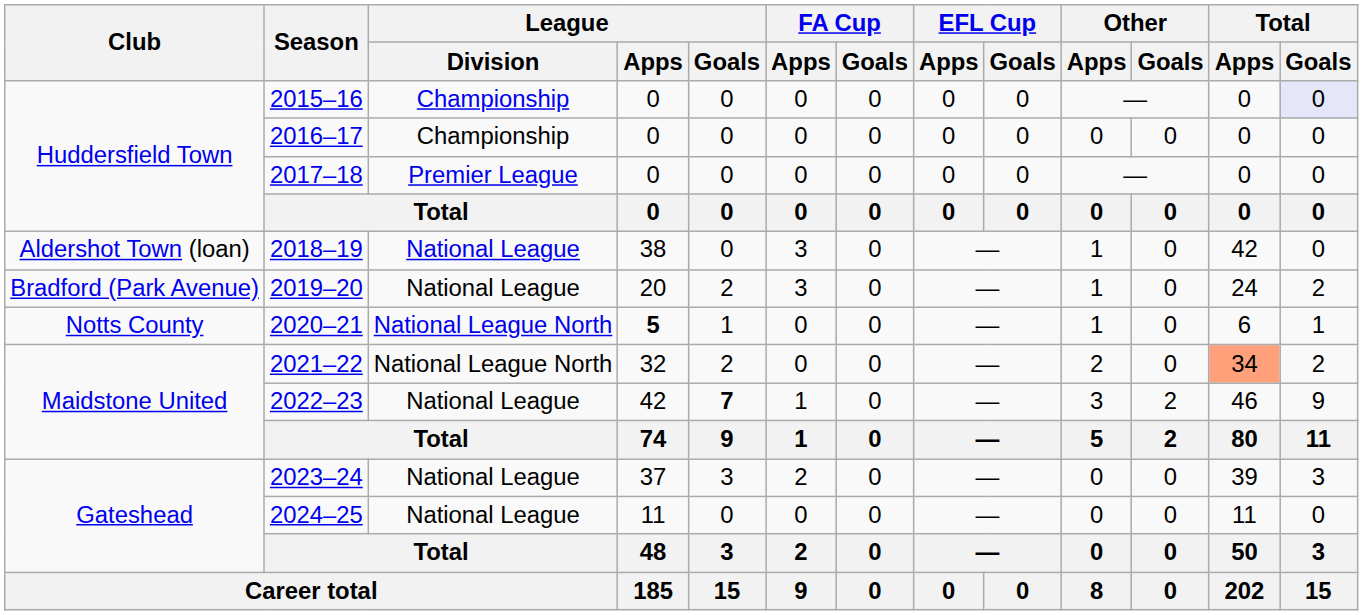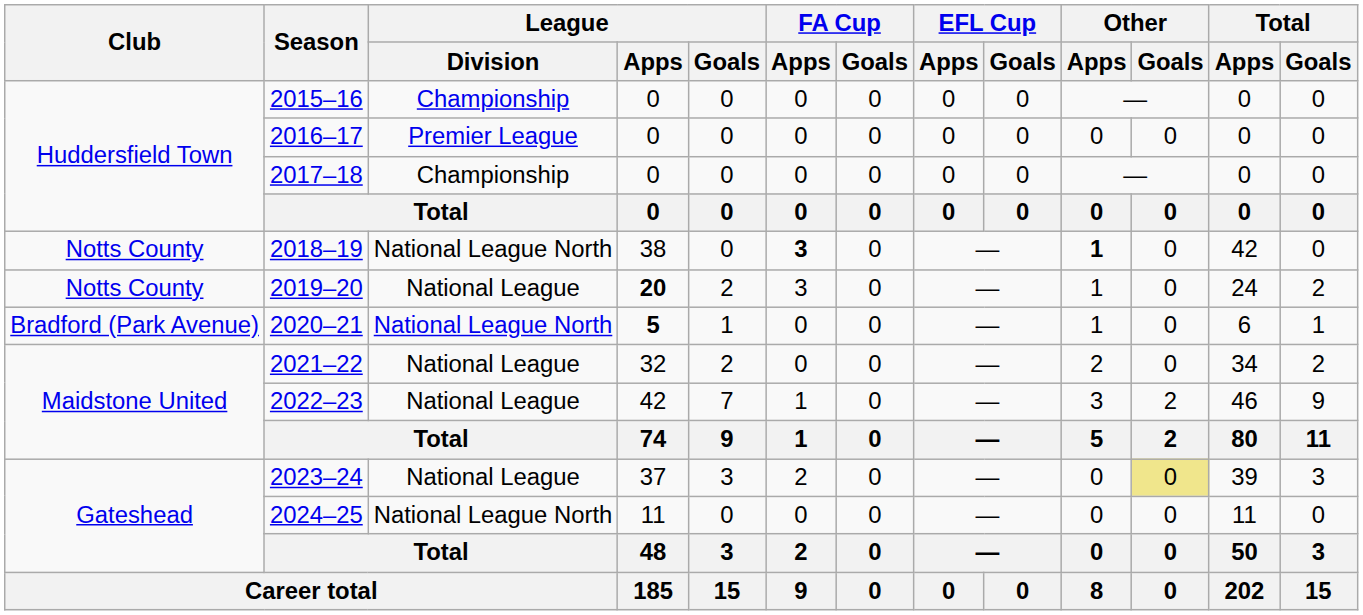(1318, 99) lavender background -> (1318, 99) no background
(493, 136) Championship -> (493, 136) Premier League
(493, 174) Premier League -> (493, 174) Championship
(135, 250) Aldershot Town (loan) -> (135, 250) Notts County
(493, 250) National League -> (493, 250) National League North
(801, 250) normal -> (801, 250) bold
(1097, 250) normal -> (1097, 250) bold
(135, 288) Bradford (Park Avenue) -> (135, 288) Notts County
(653, 288) normal -> (653, 288) bold
(135, 325) Notts County -> (135, 325) Bradford (Park Avenue)
(493, 363) National League North -> (493, 363) National League
(1244, 363) lightsalmon background -> (1244, 363) no background
(727, 401) bold -> (727, 401) normal
(1171, 477) no background -> (1171, 477) khaki background
(493, 514) National League -> (493, 514) National League North
